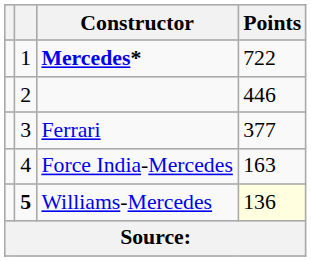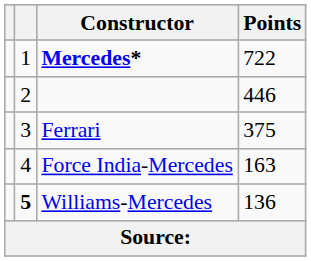(259, 129) 377 -> (259, 129) 375
(259, 201) lightyellow background -> (259, 201) no background
